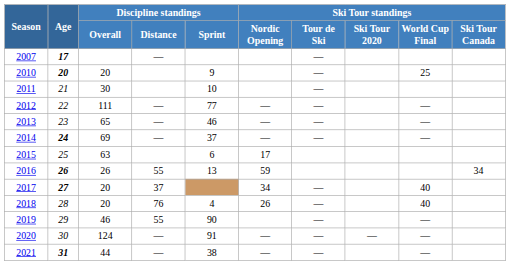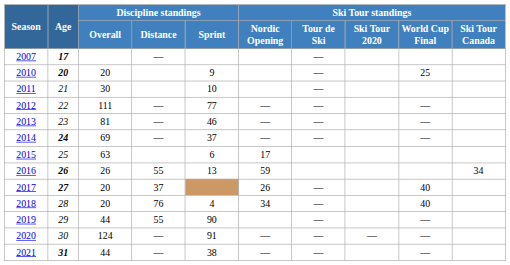(105, 122) 65 -> (105, 122) 81
(265, 187) 34 -> (265, 187) 26
(265, 203) 26 -> (265, 203) 34
(105, 220) 46 -> (105, 220) 44
